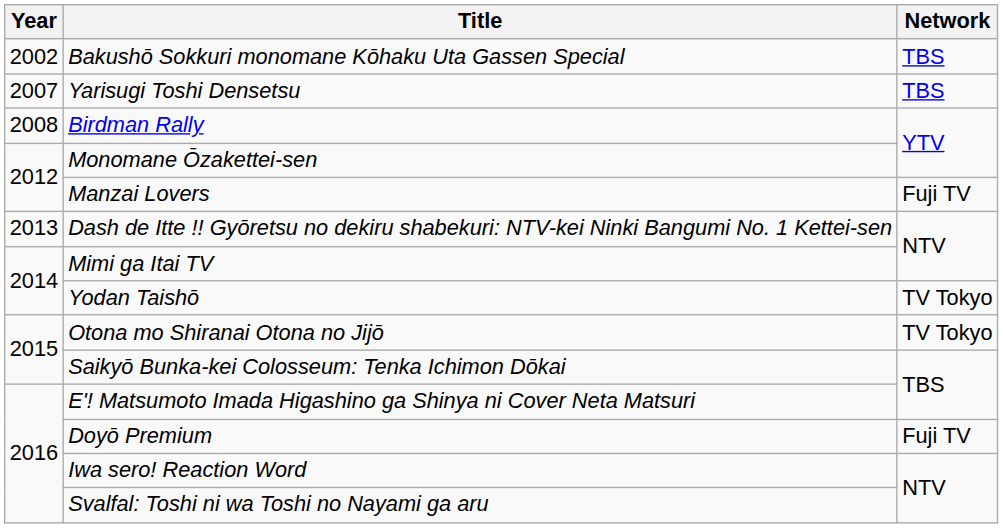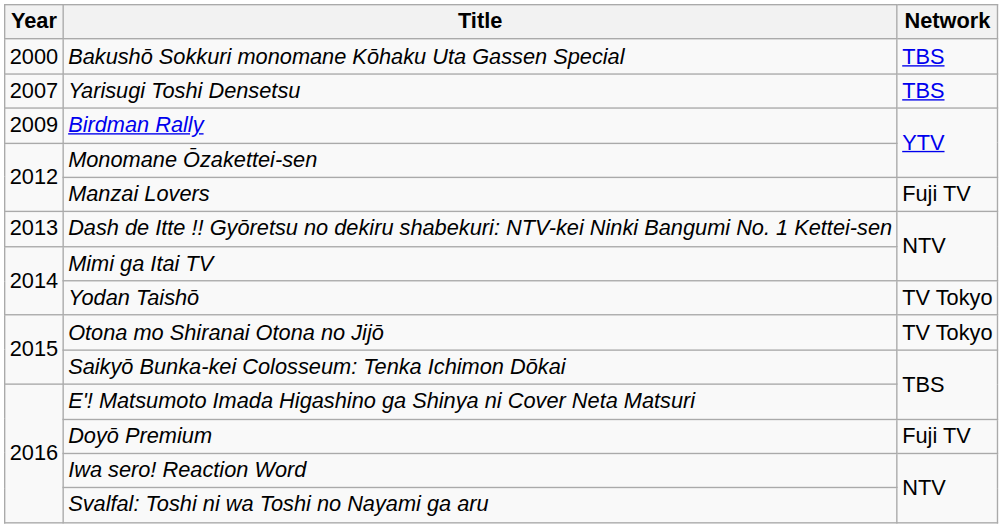(34, 56) 2002 -> (34, 56) 2000
(34, 125) 2008 -> (34, 125) 2009
